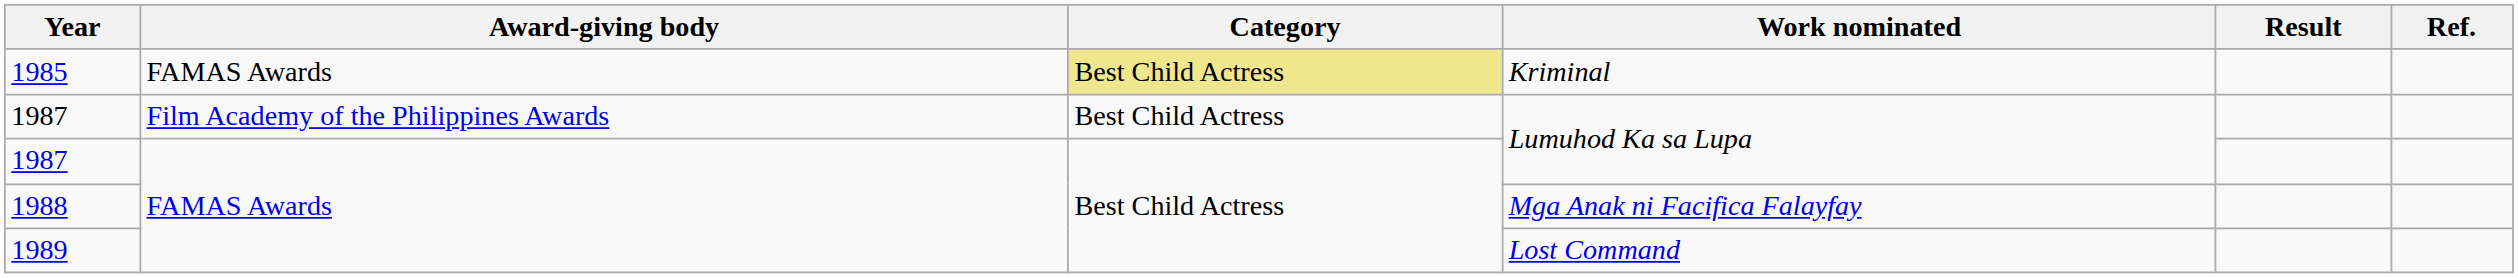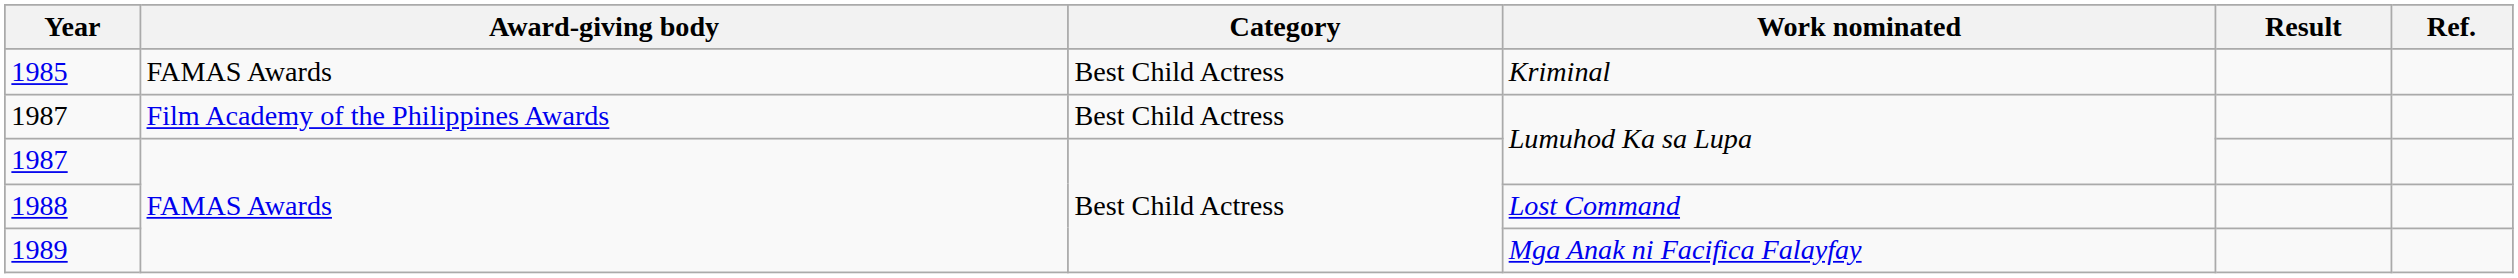(1179, 71) khaki background -> (1179, 71) no background
(1685, 205) Mga Anak ni Facifica Falayfay -> (1594, 205) Lost Command
(1594, 250) Lost Command -> (1685, 250) Mga Anak ni Facifica Falayfay
